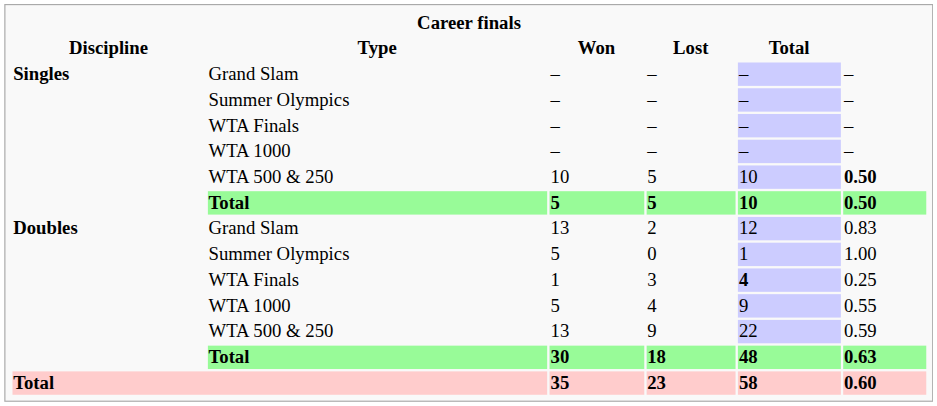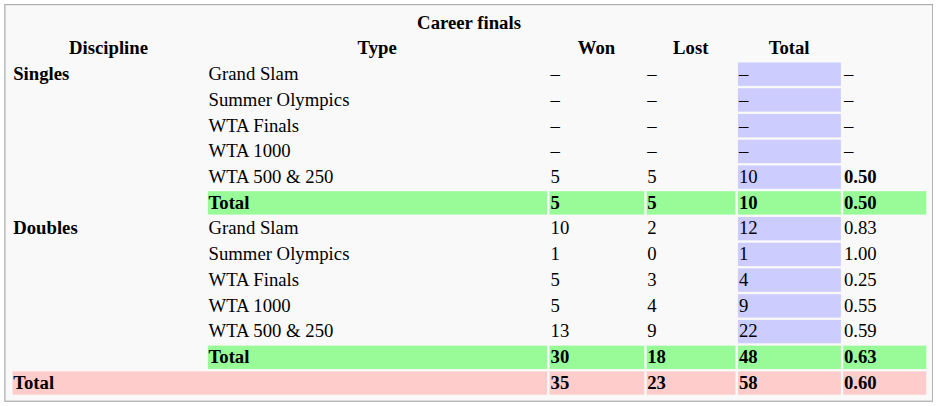(560, 177) 10 -> (555, 177) 5
(560, 228) 13 -> (560, 228) 10
(555, 254) 5 -> (555, 254) 1
(555, 280) 1 -> (555, 280) 5
(744, 280) bold -> (744, 280) normal
